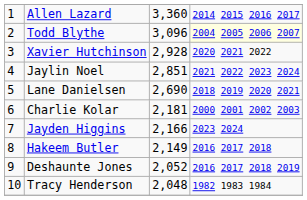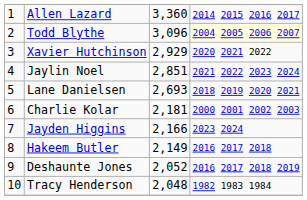(170, 52) 2,928 -> (170, 52) 2,929
(170, 90) 2,690 -> (170, 90) 2,693
